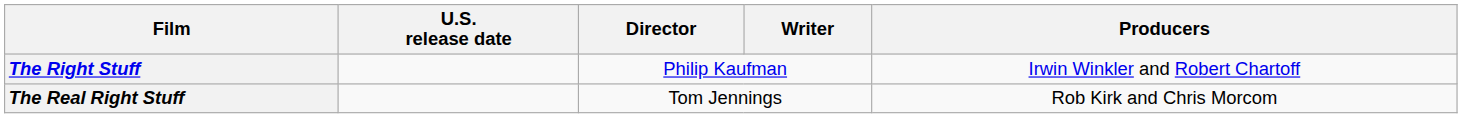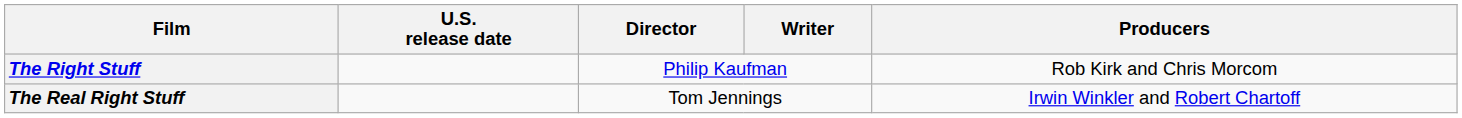(1164, 68) Irwin Winkler and Robert Chartoff -> (1164, 68) Rob Kirk and Chris Morcom
(1164, 98) Rob Kirk and Chris Morcom -> (1164, 98) Irwin Winkler and Robert Chartoff
